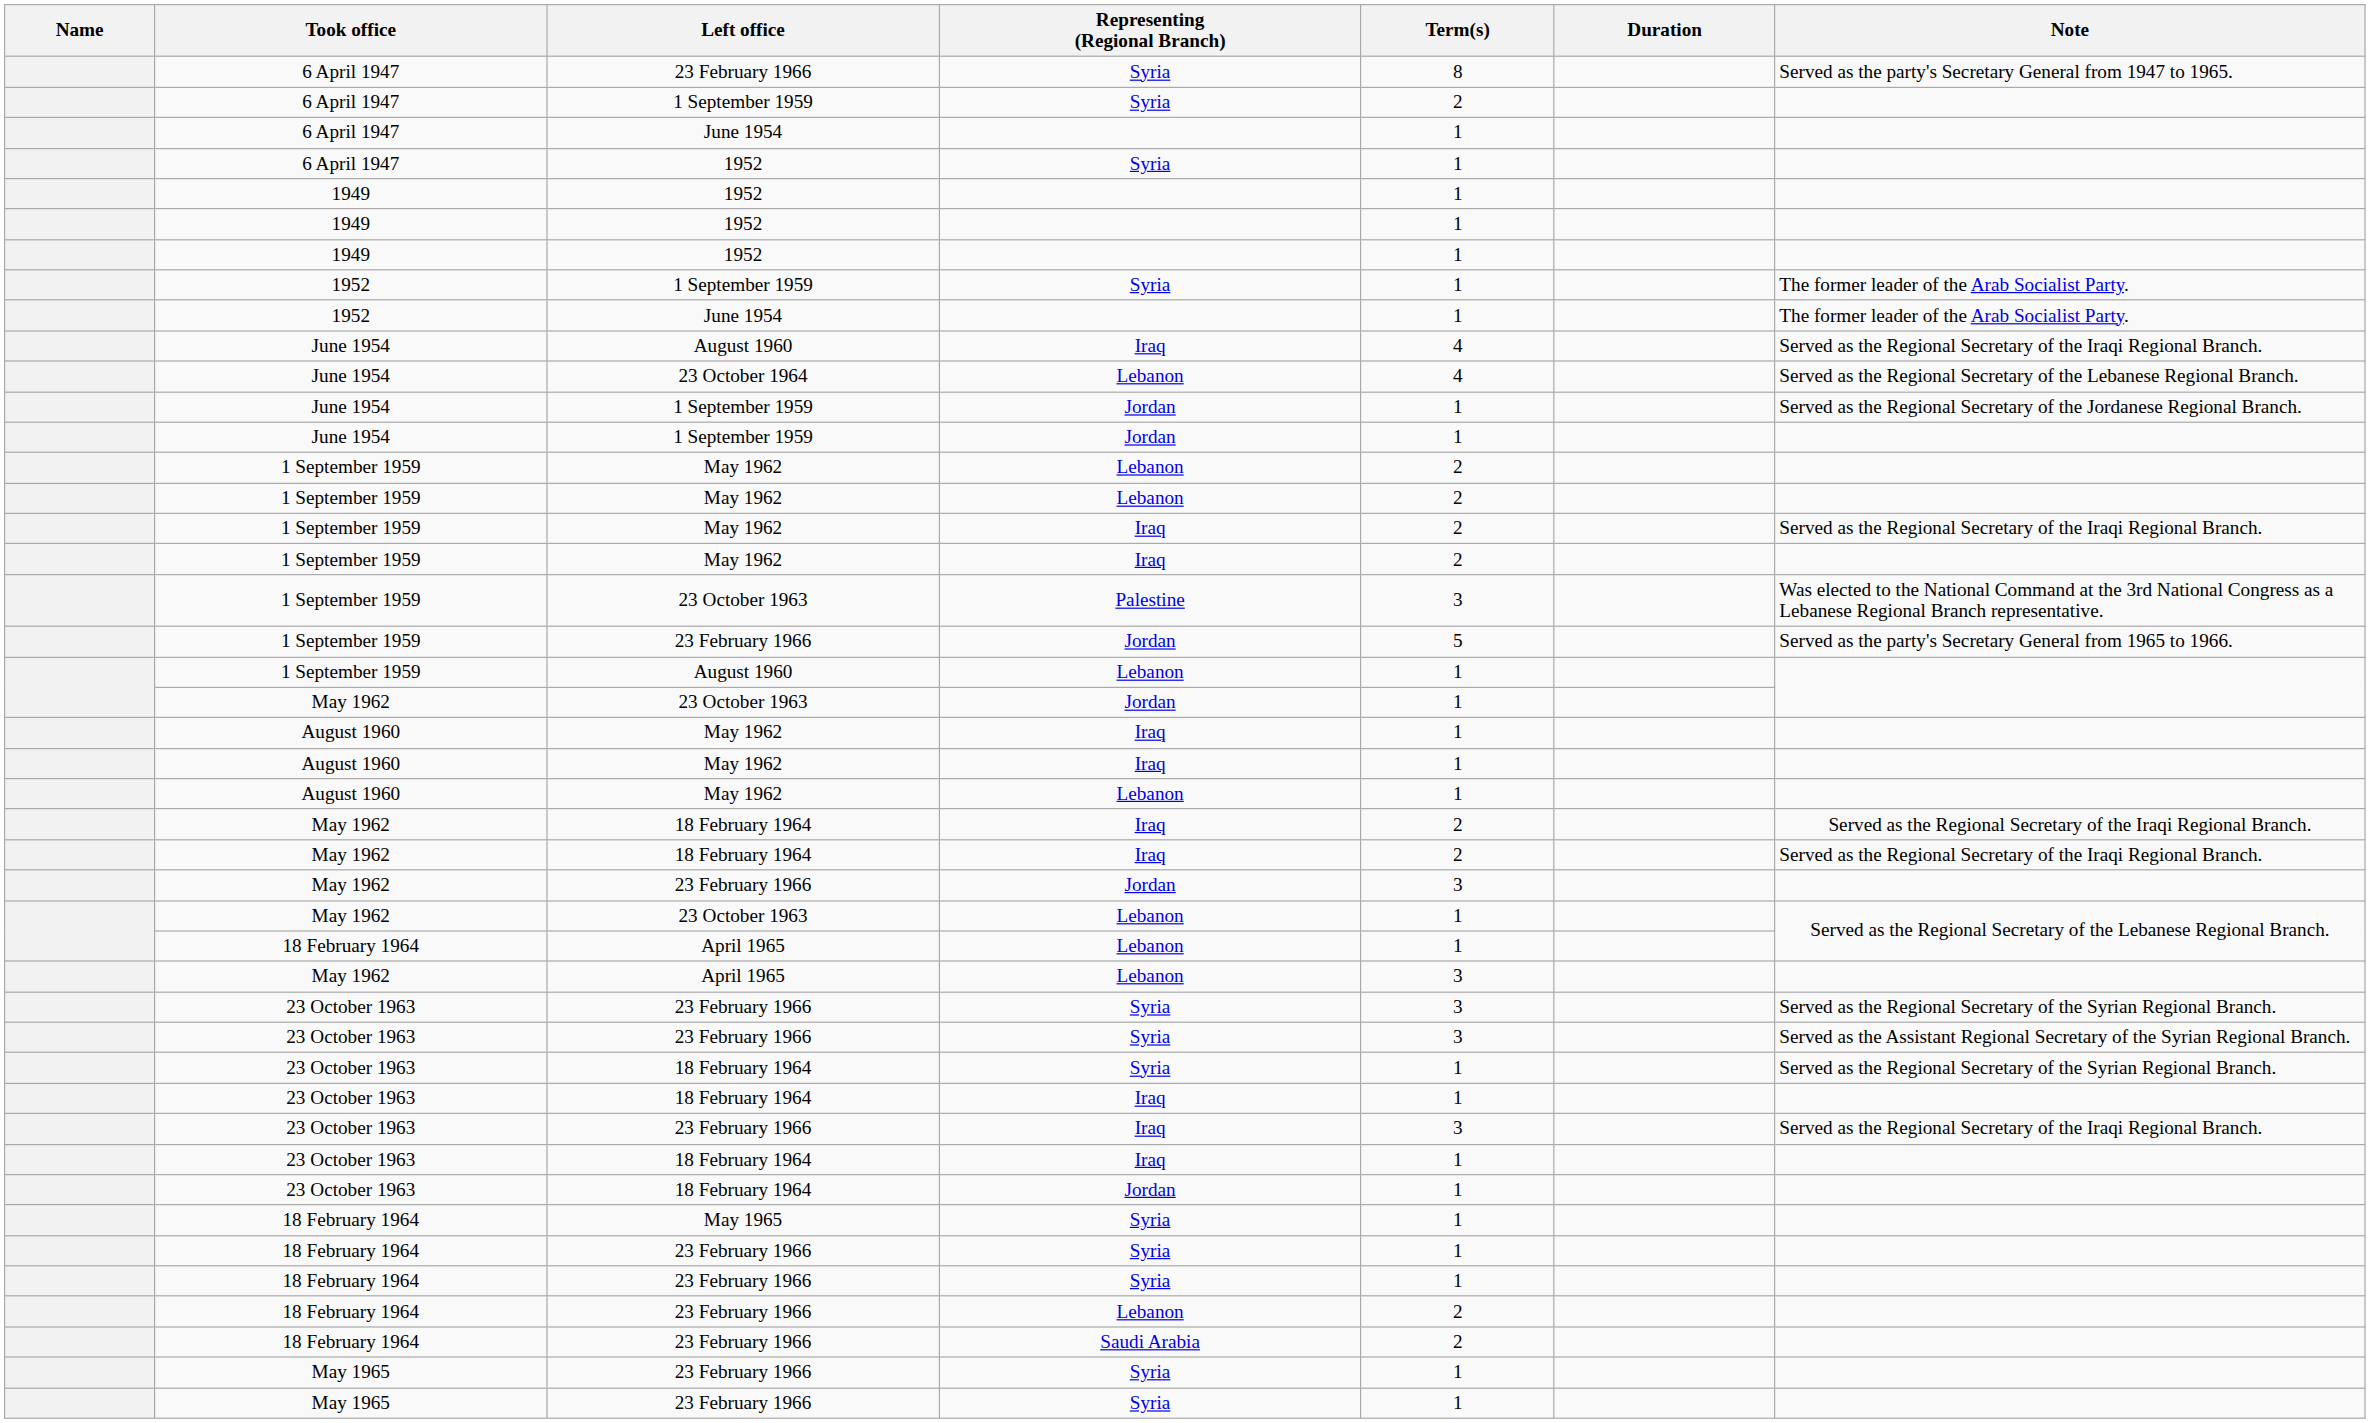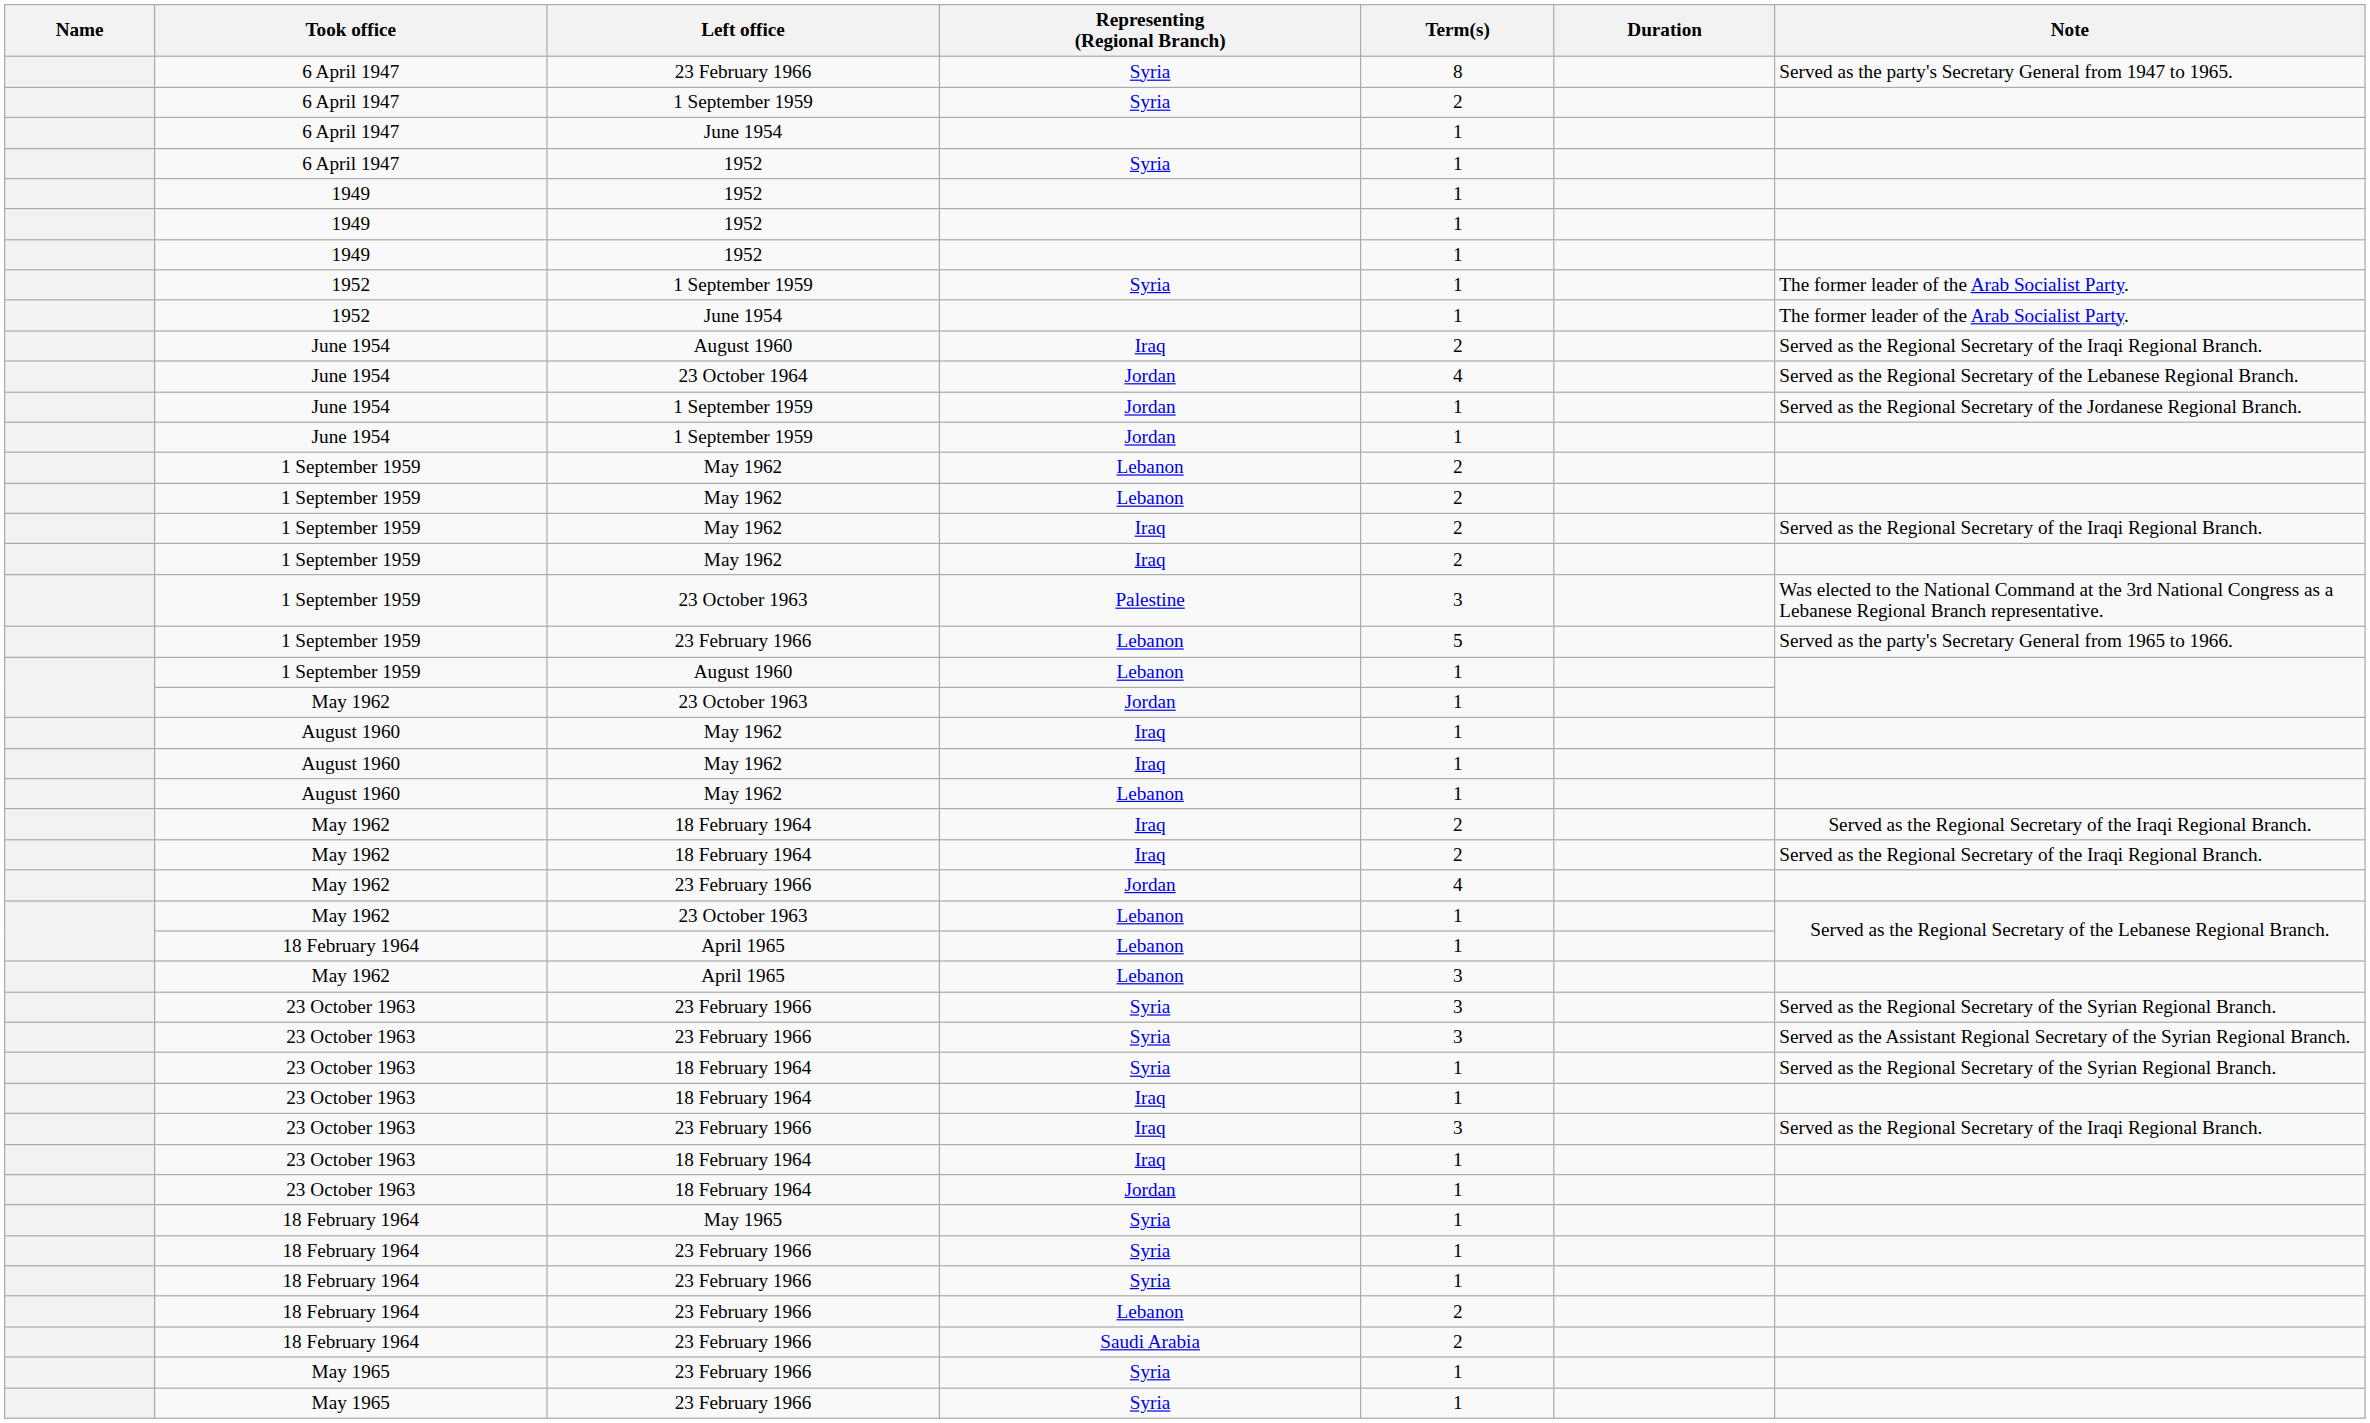(1458, 345) 4 -> (1458, 345) 2
(1150, 376) Lebanon -> (1150, 376) Jordan
(1150, 641) Jordan -> (1150, 641) Lebanon
(1458, 885) 3 -> (1458, 885) 4
